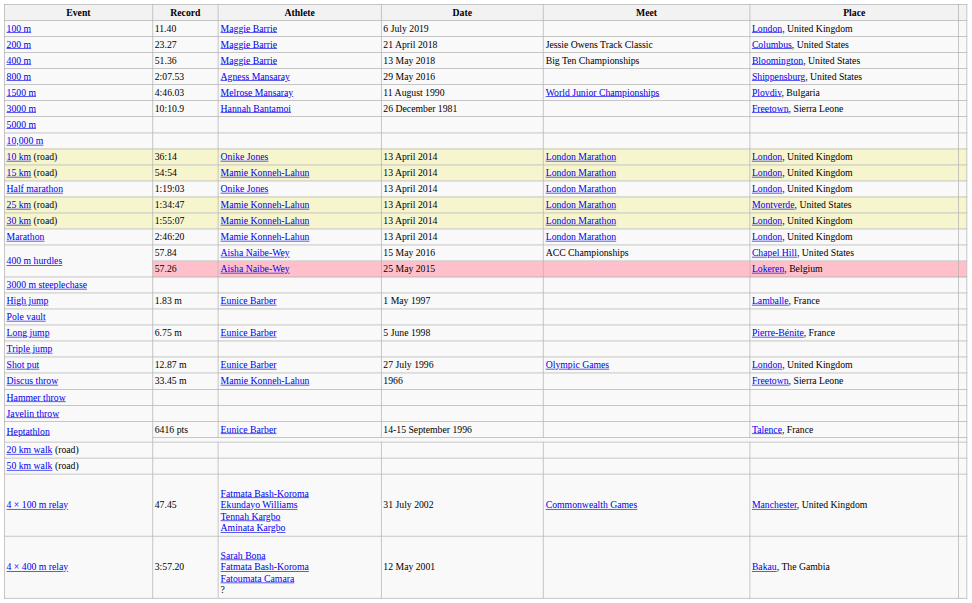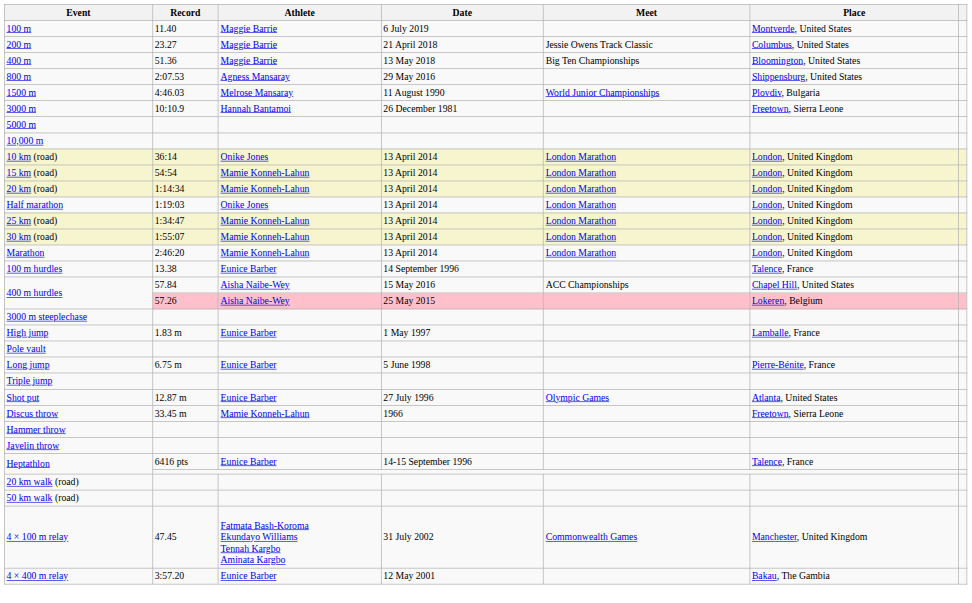(802, 28) London, United Kingdom -> (802, 28) Montverde, United States
+ row: (32, 189)
(802, 205) Montverde, United States -> (802, 221) London, United Kingdom
+ row: (34, 269)
(802, 365) London, United Kingdom -> (795, 397) Atlanta, United States
(265, 573) Sarah Bona Fatmata Bash-Koroma Fatoumata Camara ? -> (249, 576) Eunice Barber
